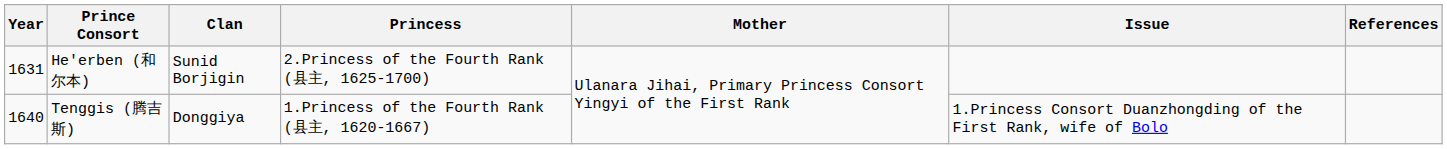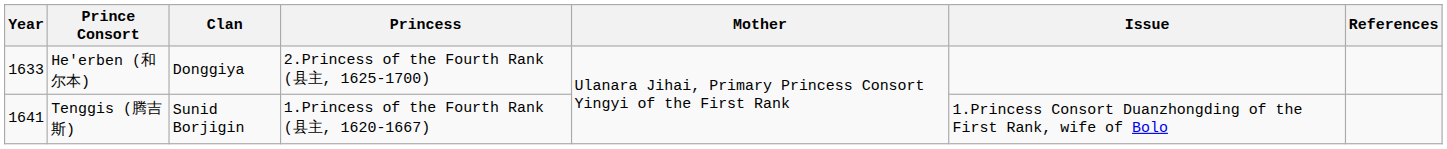(26, 70) 1631 -> (26, 70) 1633
(209, 70) Sunid Borjigin -> (209, 70) Donggiya
(26, 119) 1640 -> (26, 119) 1641
(209, 119) Donggiya -> (209, 119) Sunid Borjigin
